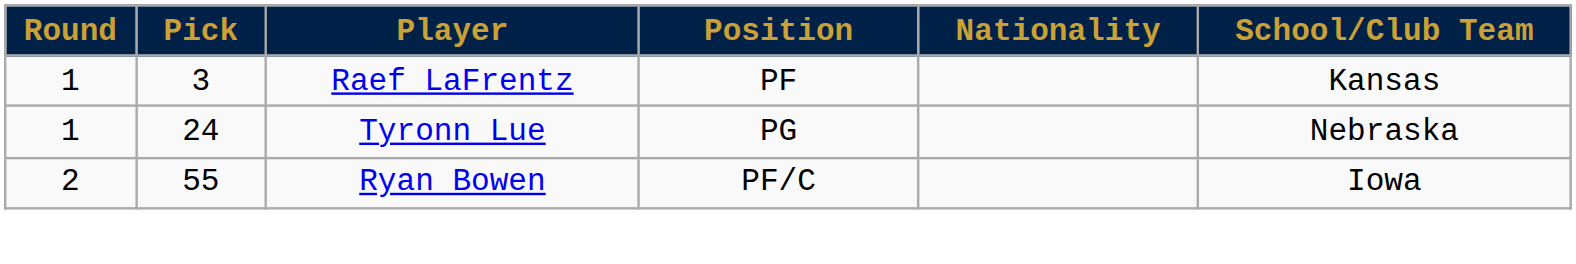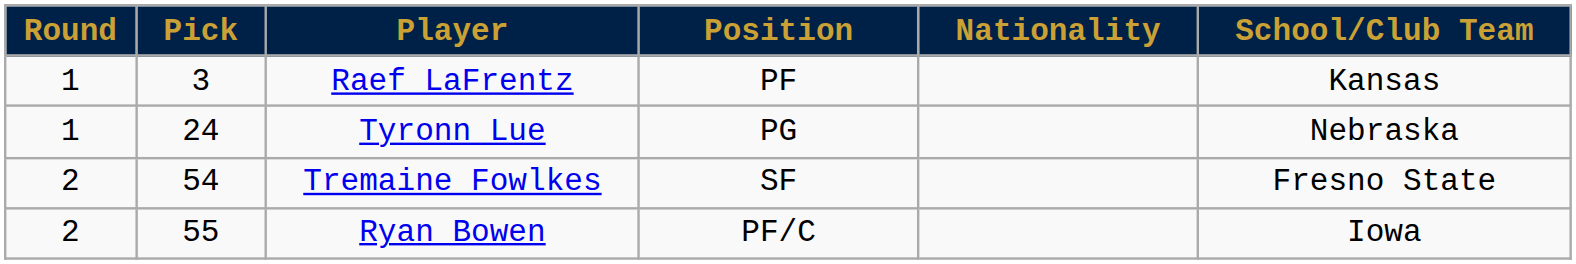+ row: (452, 182)
